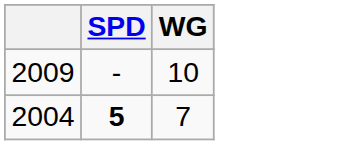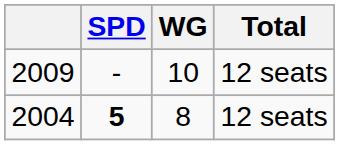+ column: (274, 26)
(183, 116) 7 -> (183, 116) 8
